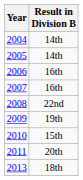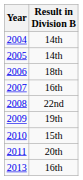(54, 71) 16th -> (54, 71) 18th
(54, 167) 18th -> (54, 167) 16th
